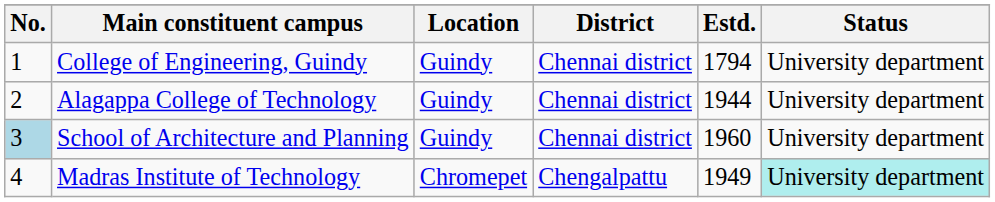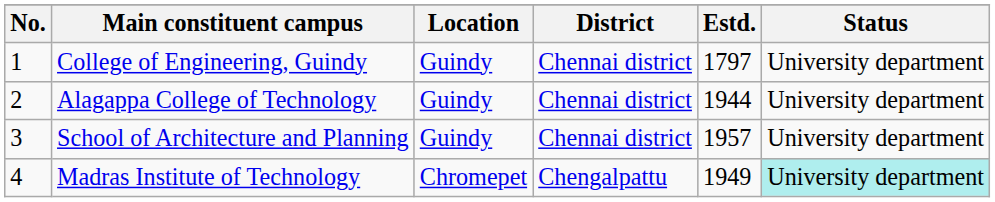(727, 61) 1794 -> (727, 61) 1797
(16, 138) lightblue background -> (16, 138) no background
(727, 138) 1960 -> (727, 138) 1957
